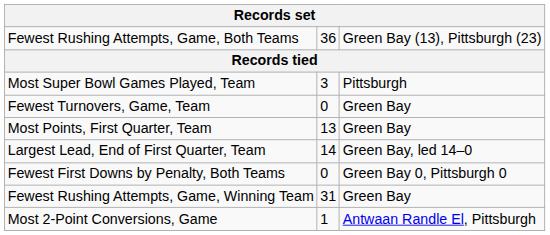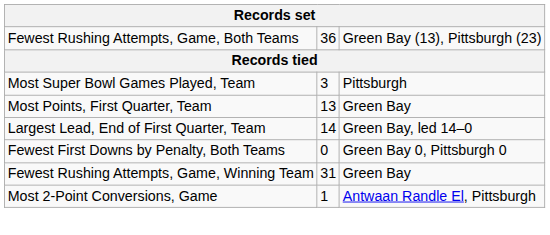- row: (109, 106)
